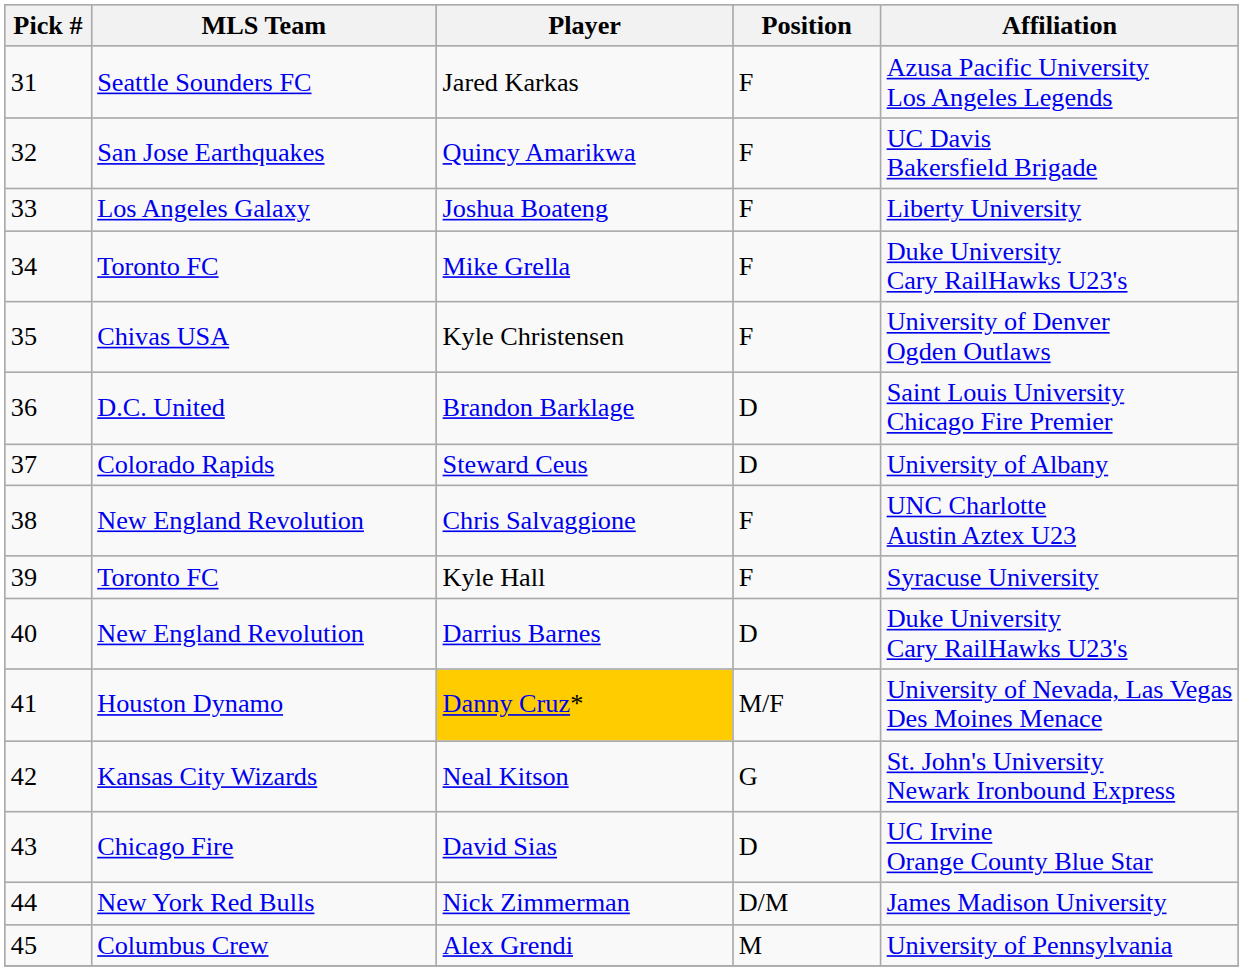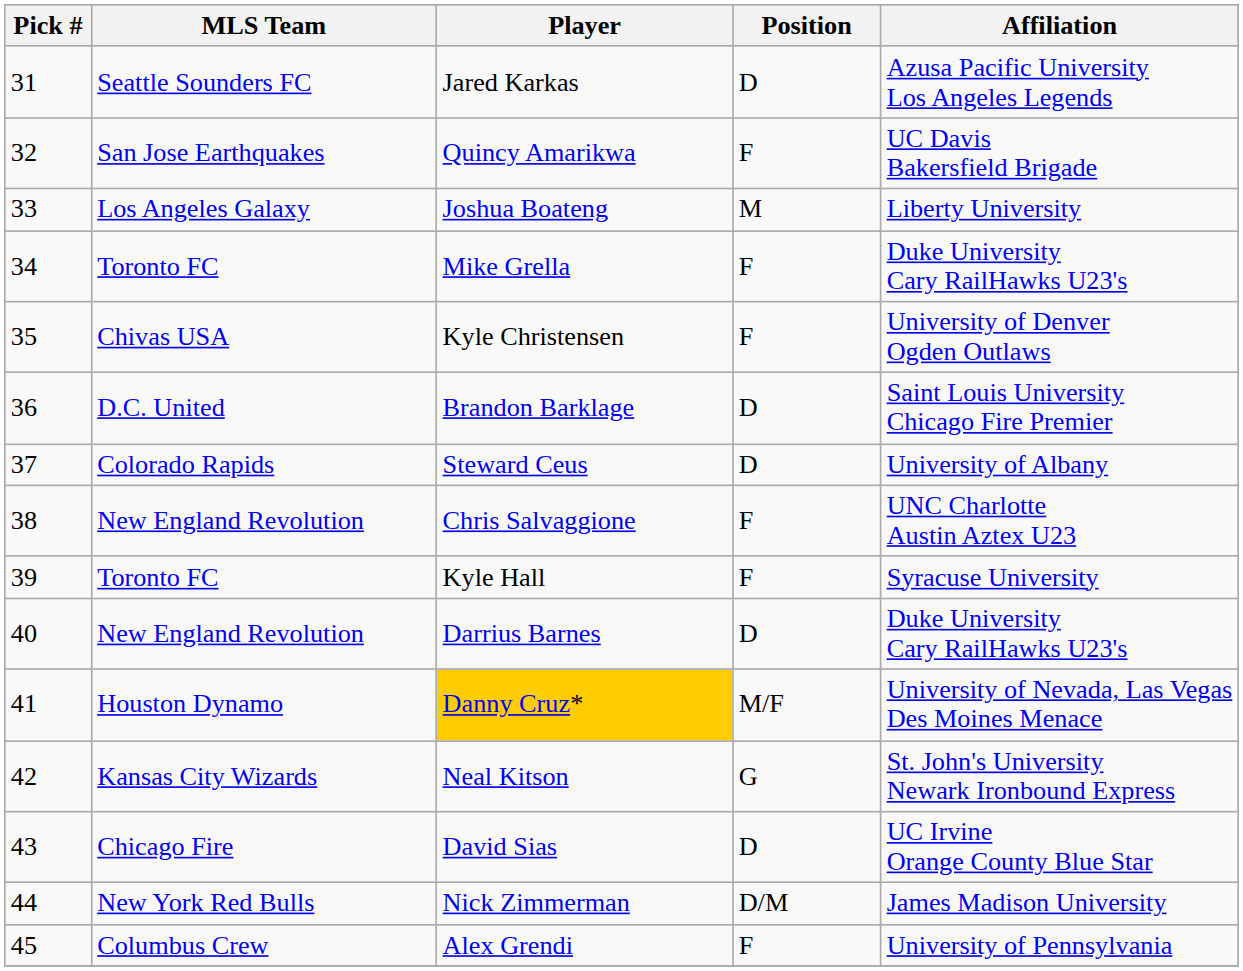(746, 81) F -> (748, 81) D
(746, 209) F -> (750, 209) M
(750, 944) M -> (746, 944) F
